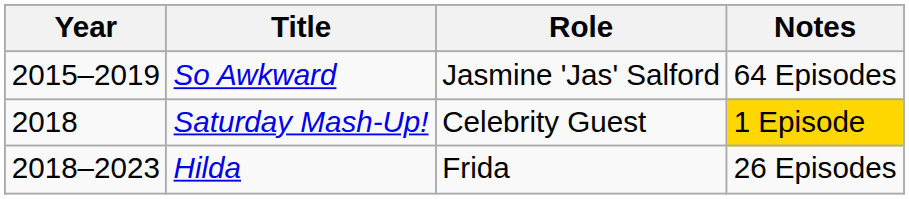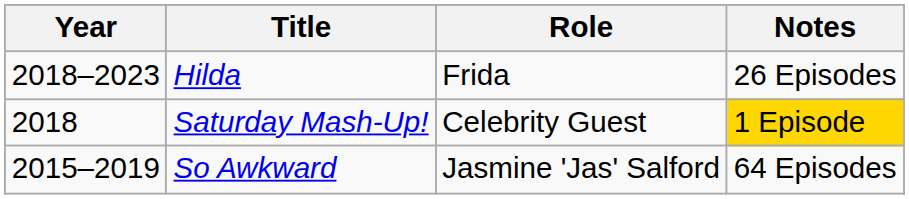rows swapped: (255, 74) <-> (207, 168)
